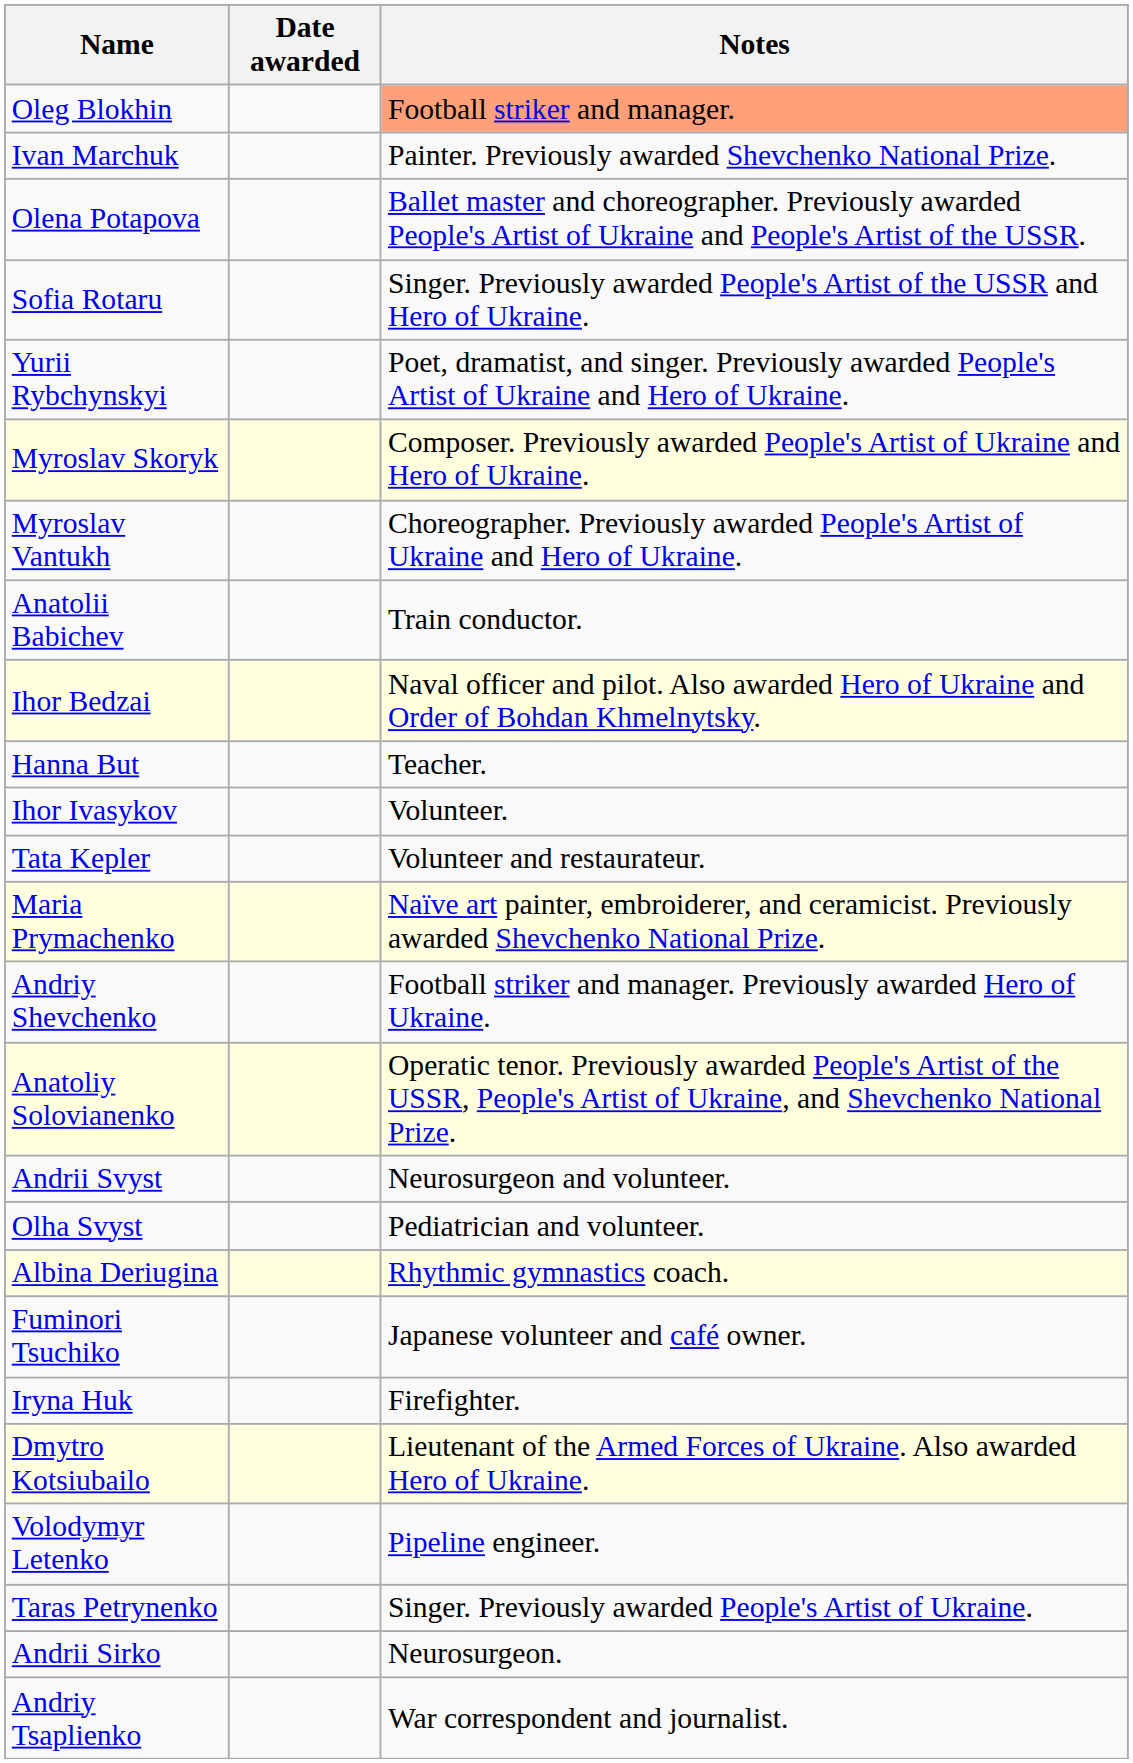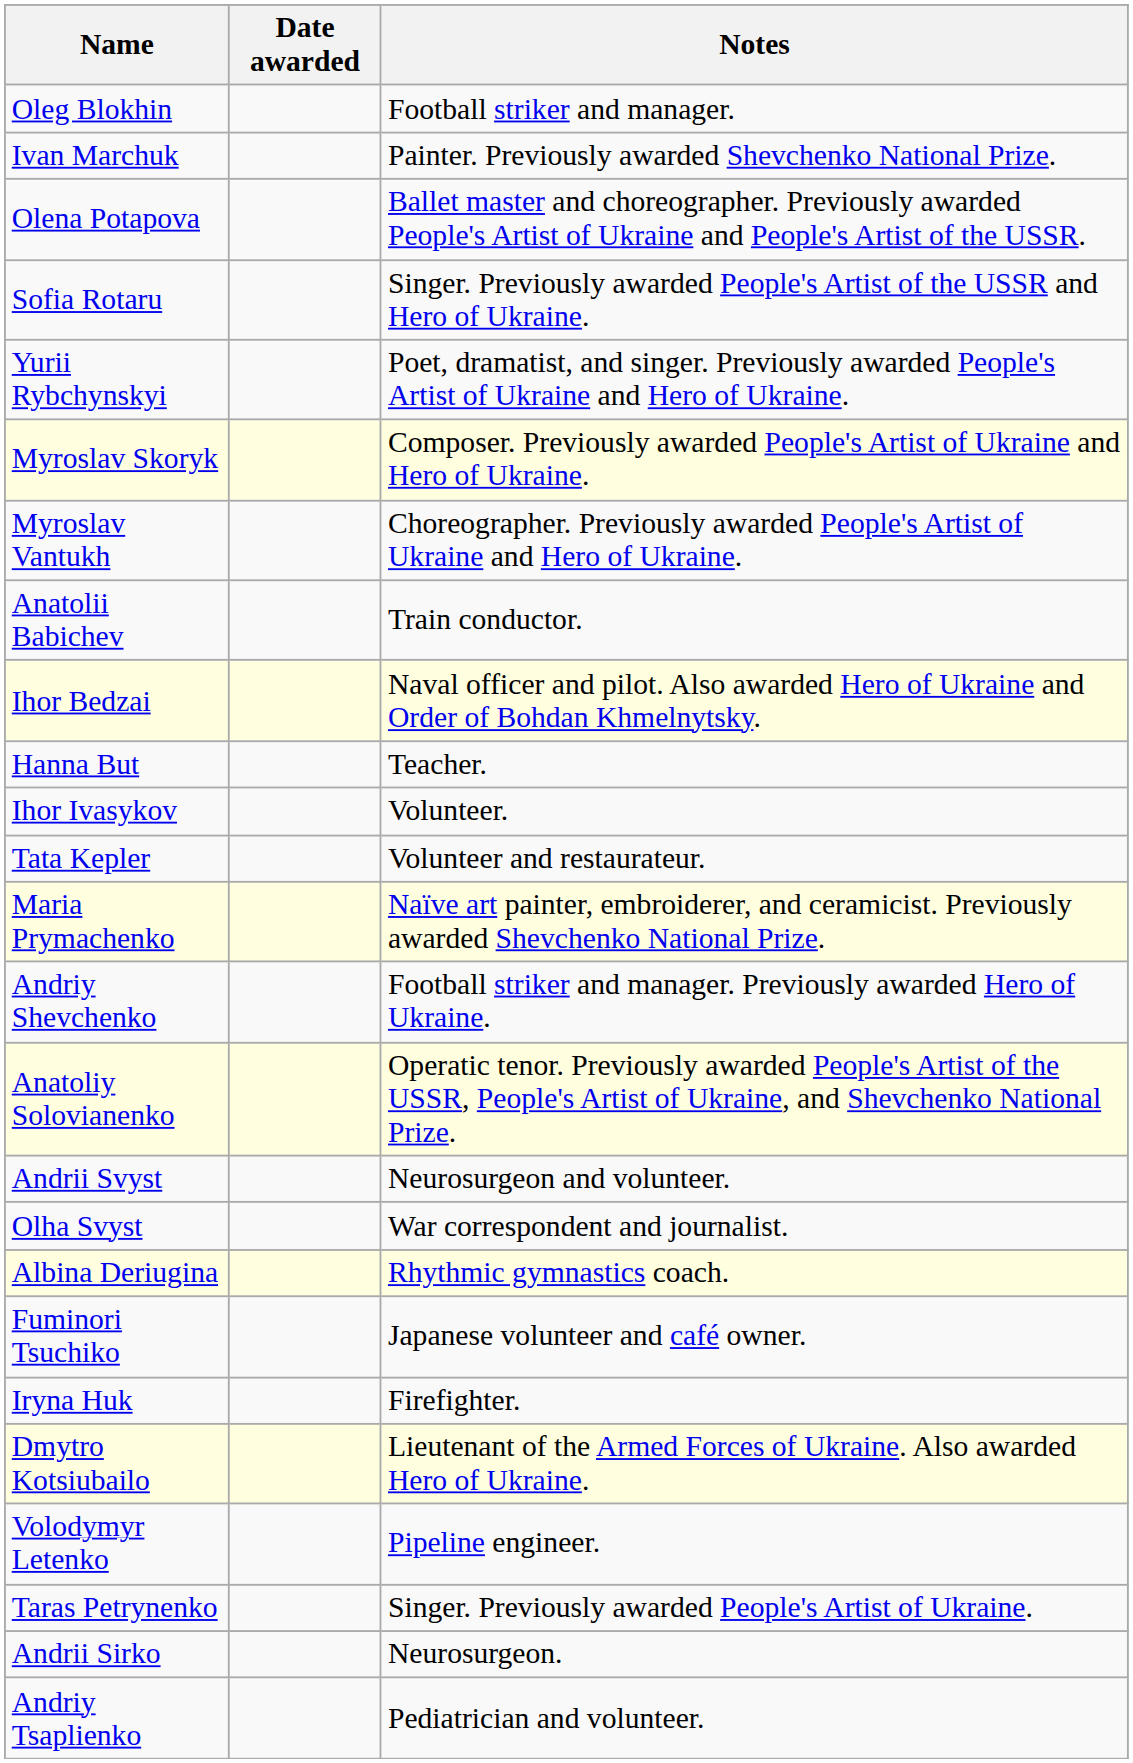(561, 108) lightsalmon background -> (561, 108) no background
(546, 1225) Pediatrician and volunteer. -> (588, 1225) War correspondent and journalist.
(588, 1717) War correspondent and journalist. -> (546, 1717) Pediatrician and volunteer.
